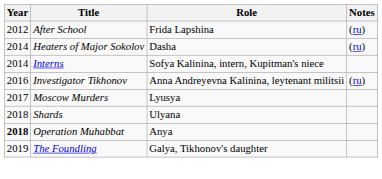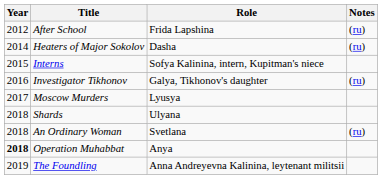(18, 64) 2014 -> (18, 64) 2015
(247, 81) Anna Andreyevna Kalinina, leytenant militsii -> (208, 81) Galya, Tikhonov's daughter
+ row: (77, 132)
(208, 149) Galya, Tikhonov's daughter -> (247, 166) Anna Andreyevna Kalinina, leytenant militsii
